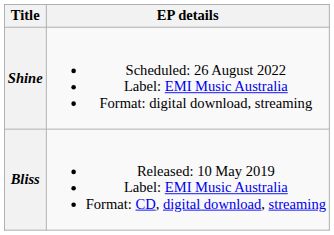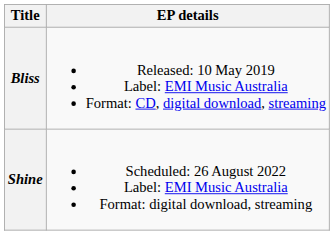rows swapped: (25, 179) <-> (25, 78)
